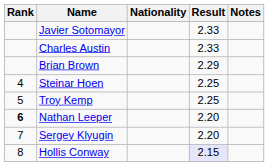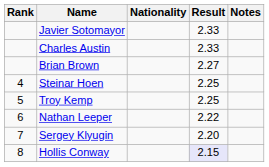(208, 65) 2.29 -> (208, 65) 2.27
(20, 118) bold -> (20, 118) normal
(208, 118) 2.20 -> (208, 118) 2.22
